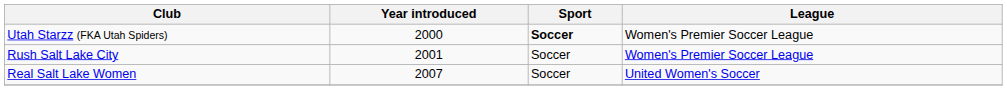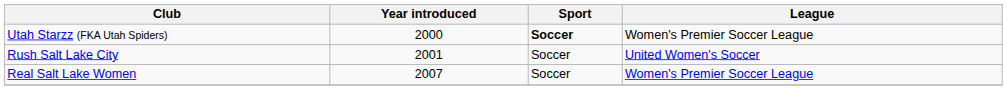(719, 54) Women's Premier Soccer League -> (692, 54) United Women's Soccer
(692, 74) United Women's Soccer -> (719, 74) Women's Premier Soccer League
